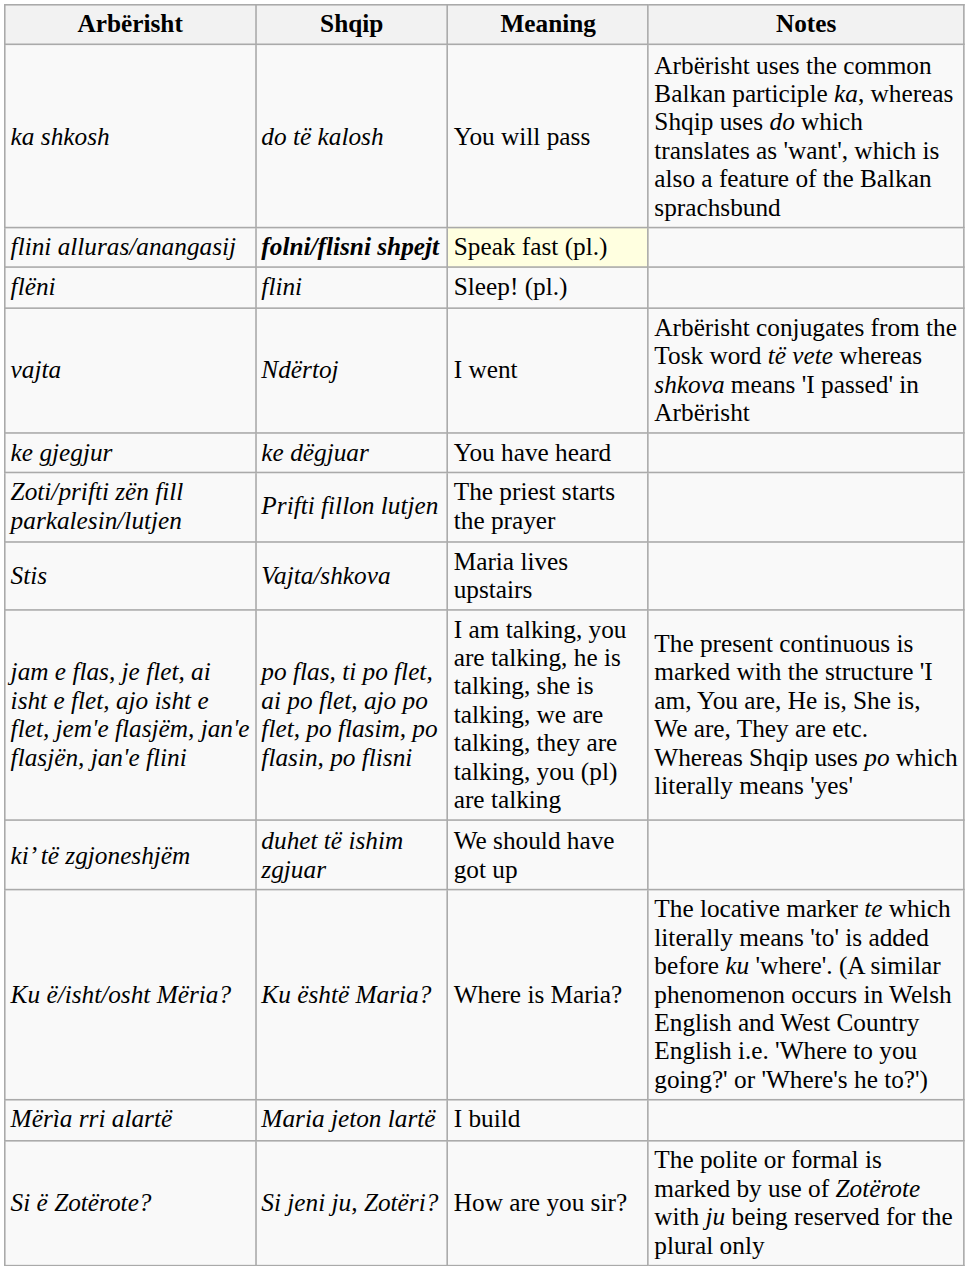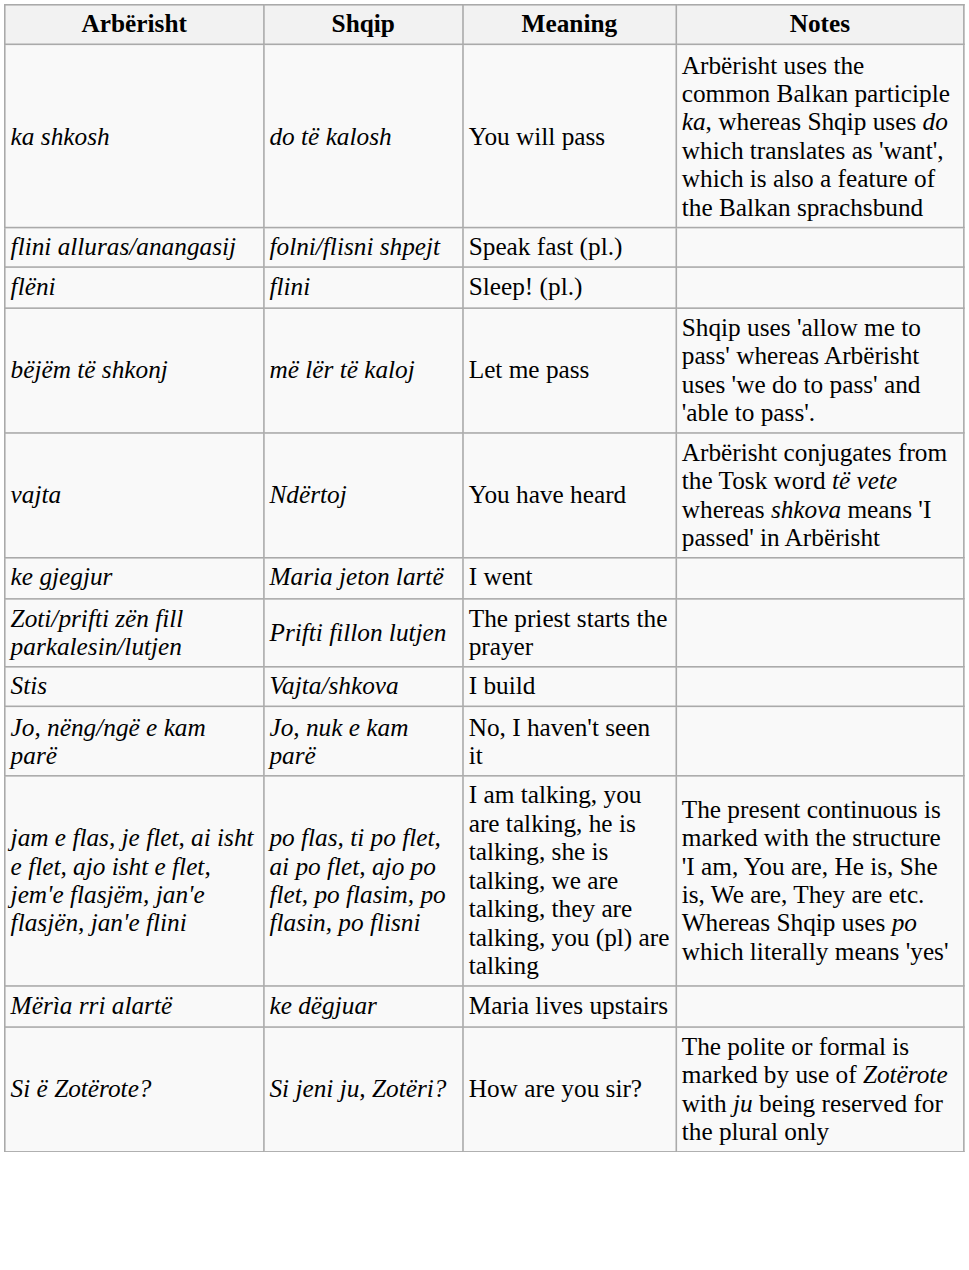(350, 246) bold -> (355, 246) normal
(531, 246) lightyellow background -> (546, 246) no background
+ row: (89, 369)
(486, 369) I went -> (547, 495) You have heard
(315, 452) ke dëgjuar -> (357, 577) Maria jeton lartë
(532, 452) You have heard -> (501, 577) I went
(511, 575) Maria lives upstairs -> (502, 686) I build
+ row: (108, 740)
- row: (100, 854)
- row: (121, 994)
(348, 1119) Maria jeton lartë -> (323, 1005) ke dëgjuar
(487, 1119) I build -> (568, 1005) Maria lives upstairs
